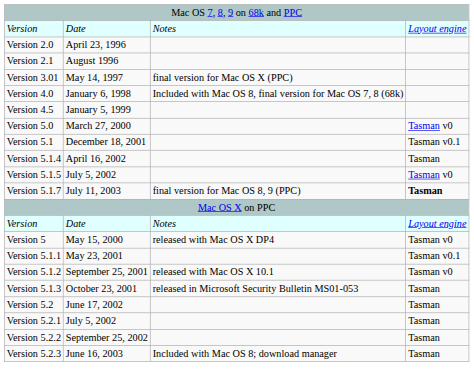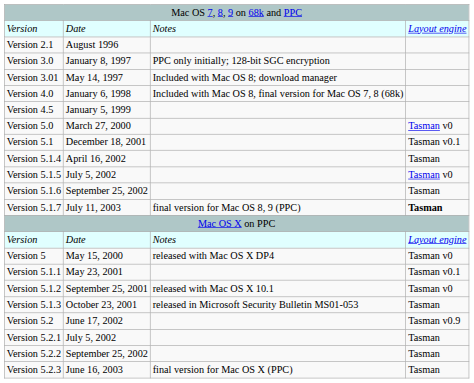- row: (30, 45)
+ row: (30, 61)
(223, 77) final version for Mac OS X (PPC) -> (245, 77) Included with Mac OS 8; download manager
+ row: (34, 191)
(424, 304) Tasman -> (434, 321) Tasman v0.9
(245, 353) Included with Mac OS 8; download manager -> (223, 369) final version for Mac OS X (PPC)
